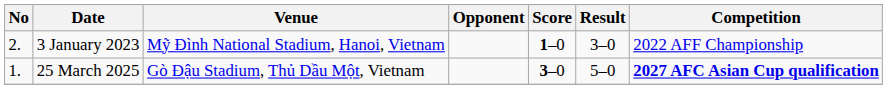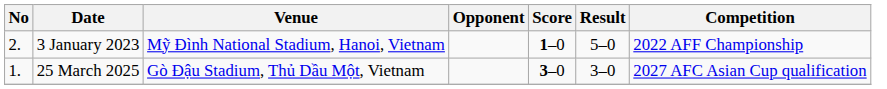(603, 44) 3–0 -> (603, 44) 5–0
(603, 71) 5–0 -> (603, 71) 3–0
(756, 71) bold -> (750, 71) normal
